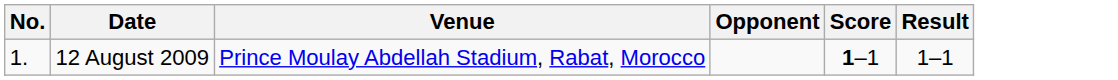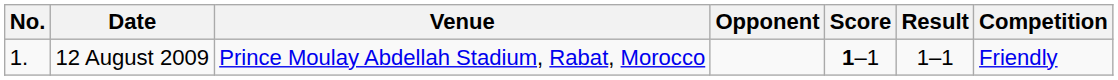+ column: (1043, 22)
